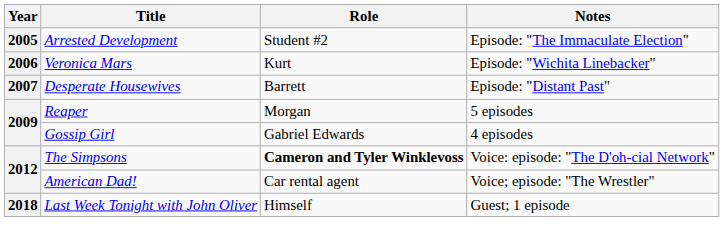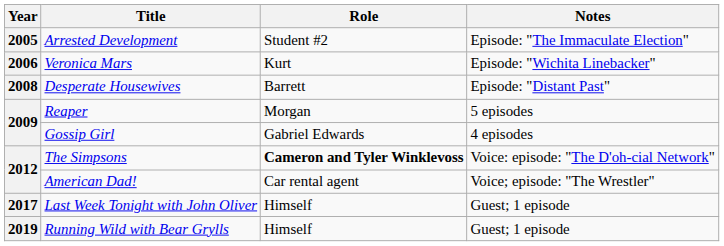(23, 87) 2007 -> (23, 87) 2008
(23, 205) 2018 -> (23, 205) 2017
+ row: (137, 228)
